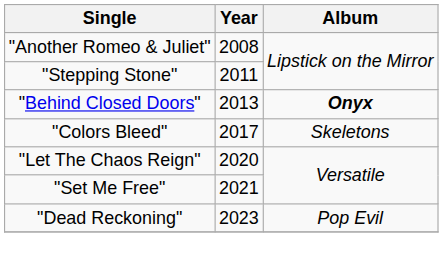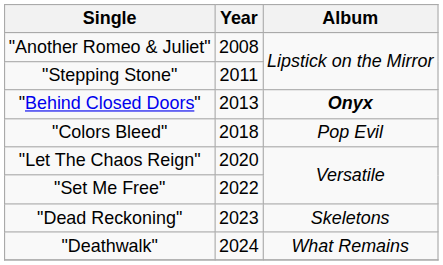(239, 132) 2017 -> (239, 132) 2018
(350, 132) Skeletons -> (350, 132) Pop Evil
(239, 189) 2021 -> (239, 189) 2022
(350, 217) Pop Evil -> (350, 217) Skeletons
+ row: (110, 246)
